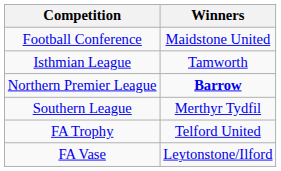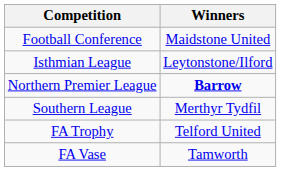(218, 62) Tamworth -> (218, 62) Leytonstone/Ilford
(218, 154) Leytonstone/Ilford -> (218, 154) Tamworth
